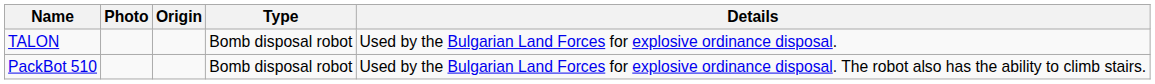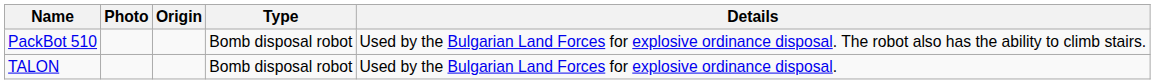rows swapped: (34, 41) <-> (53, 66)
